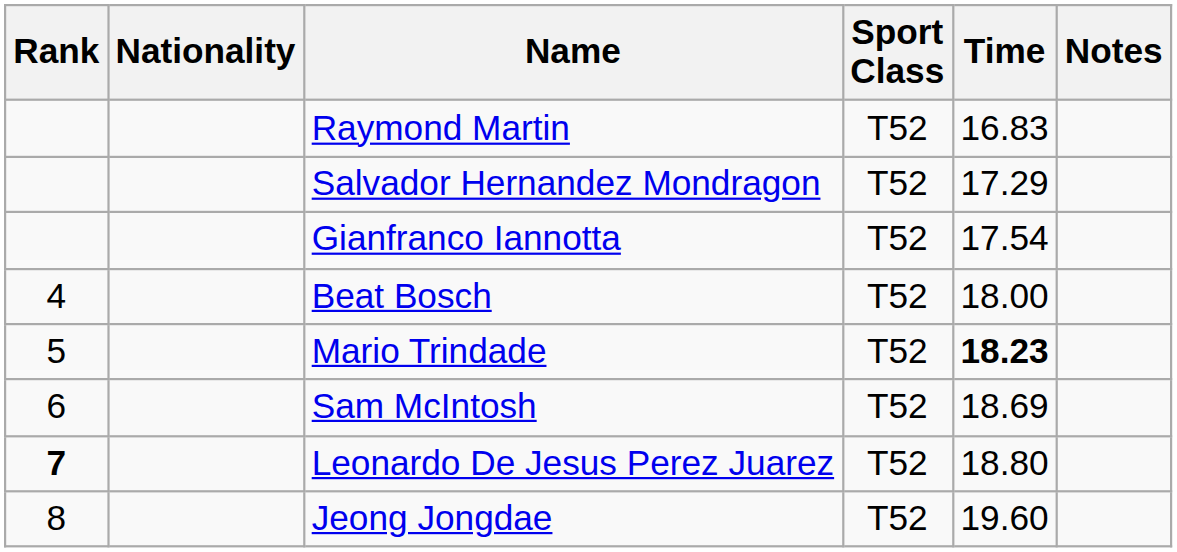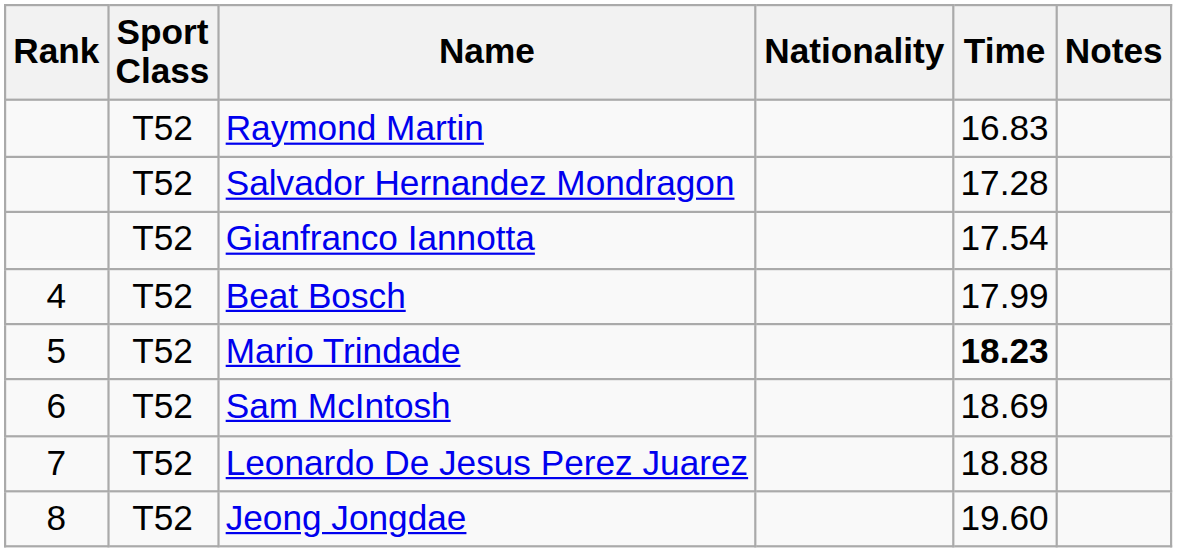columns swapped: (897, 52) <-> (205, 52)
(1005, 183) 17.29 -> (1005, 183) 17.28
(1005, 295) 18.00 -> (1005, 295) 17.99
(56, 462) bold -> (56, 462) normal
(1005, 462) 18.80 -> (1005, 462) 18.88
